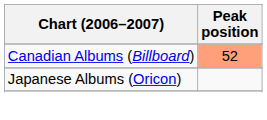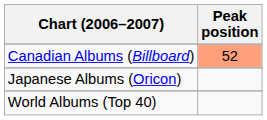+ row: (82, 102)
